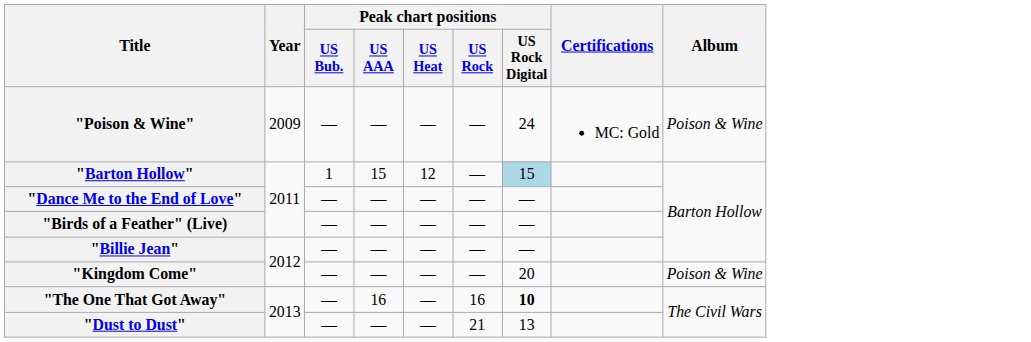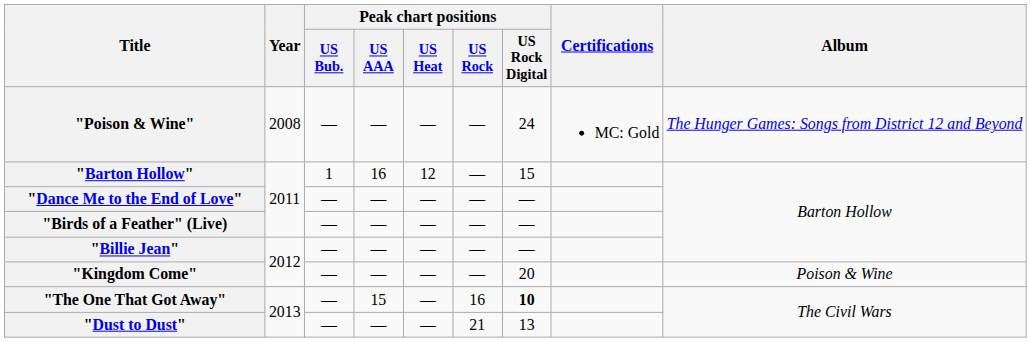(285, 124) 2009 -> (285, 124) 2008
(715, 124) Poison & Wine -> (845, 124) The Hunger Games: Songs from District 12 and Beyond
(378, 173) 15 -> (378, 173) 16
(527, 173) lightblue background -> (527, 173) no background
(378, 299) 16 -> (378, 299) 15
